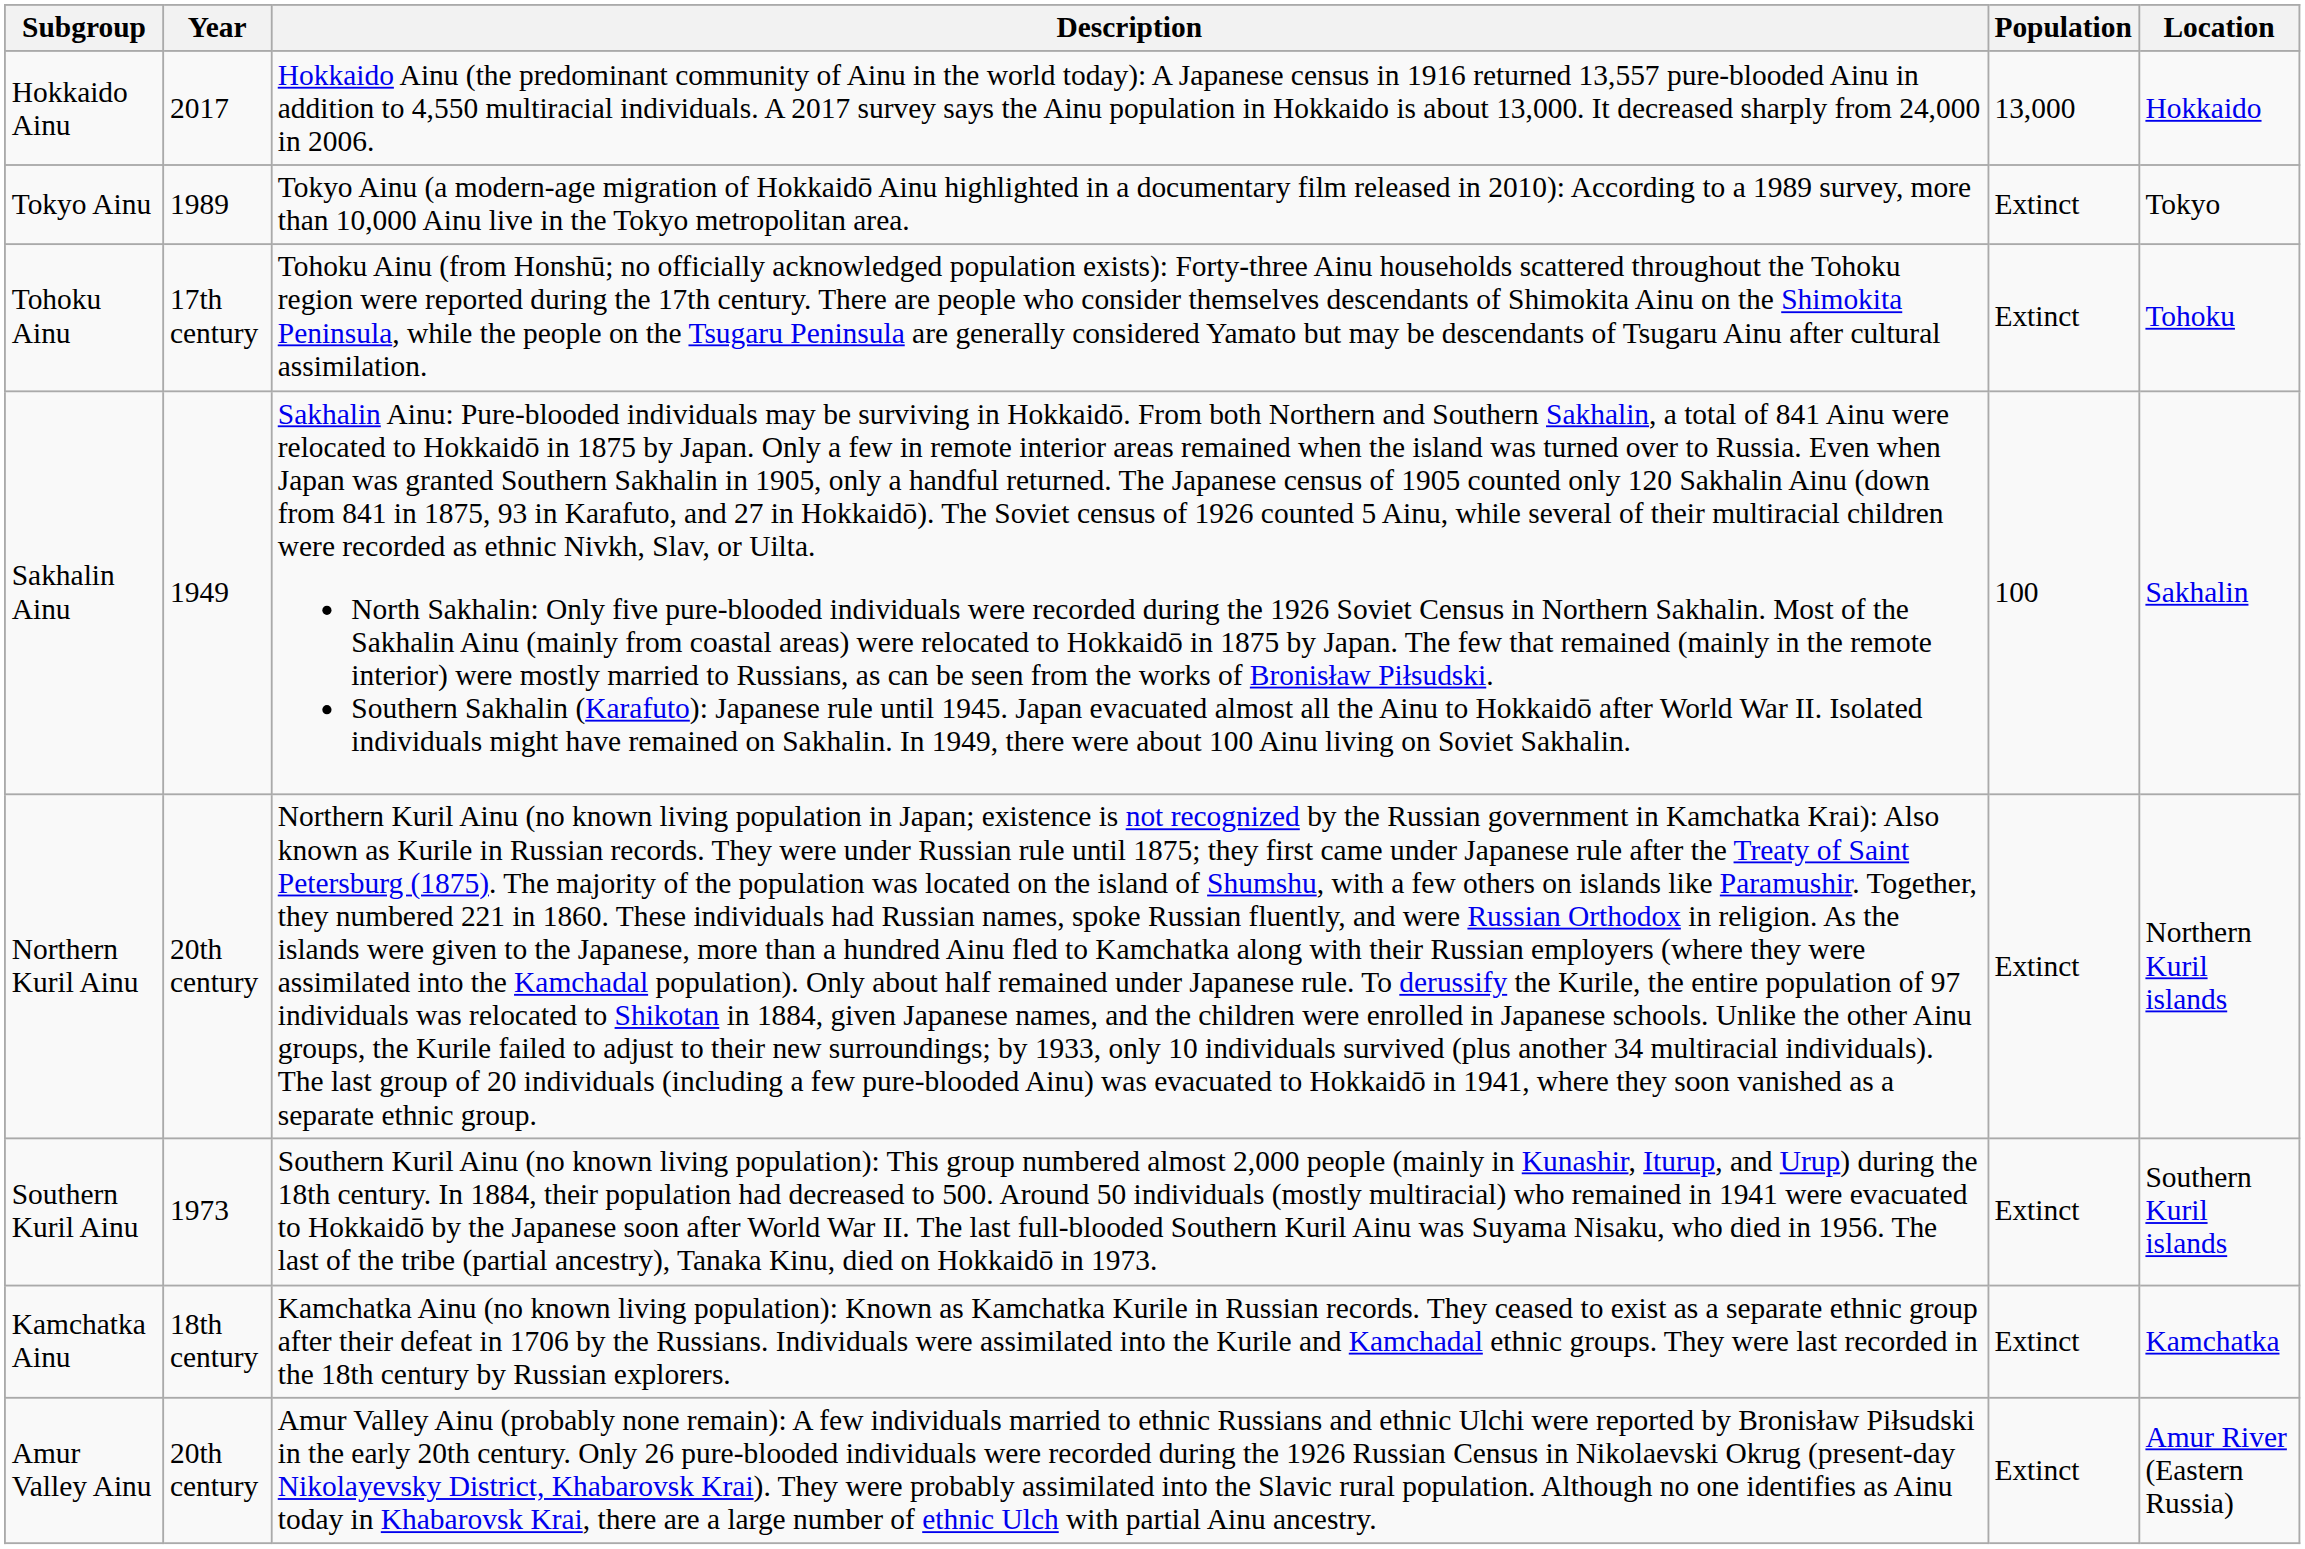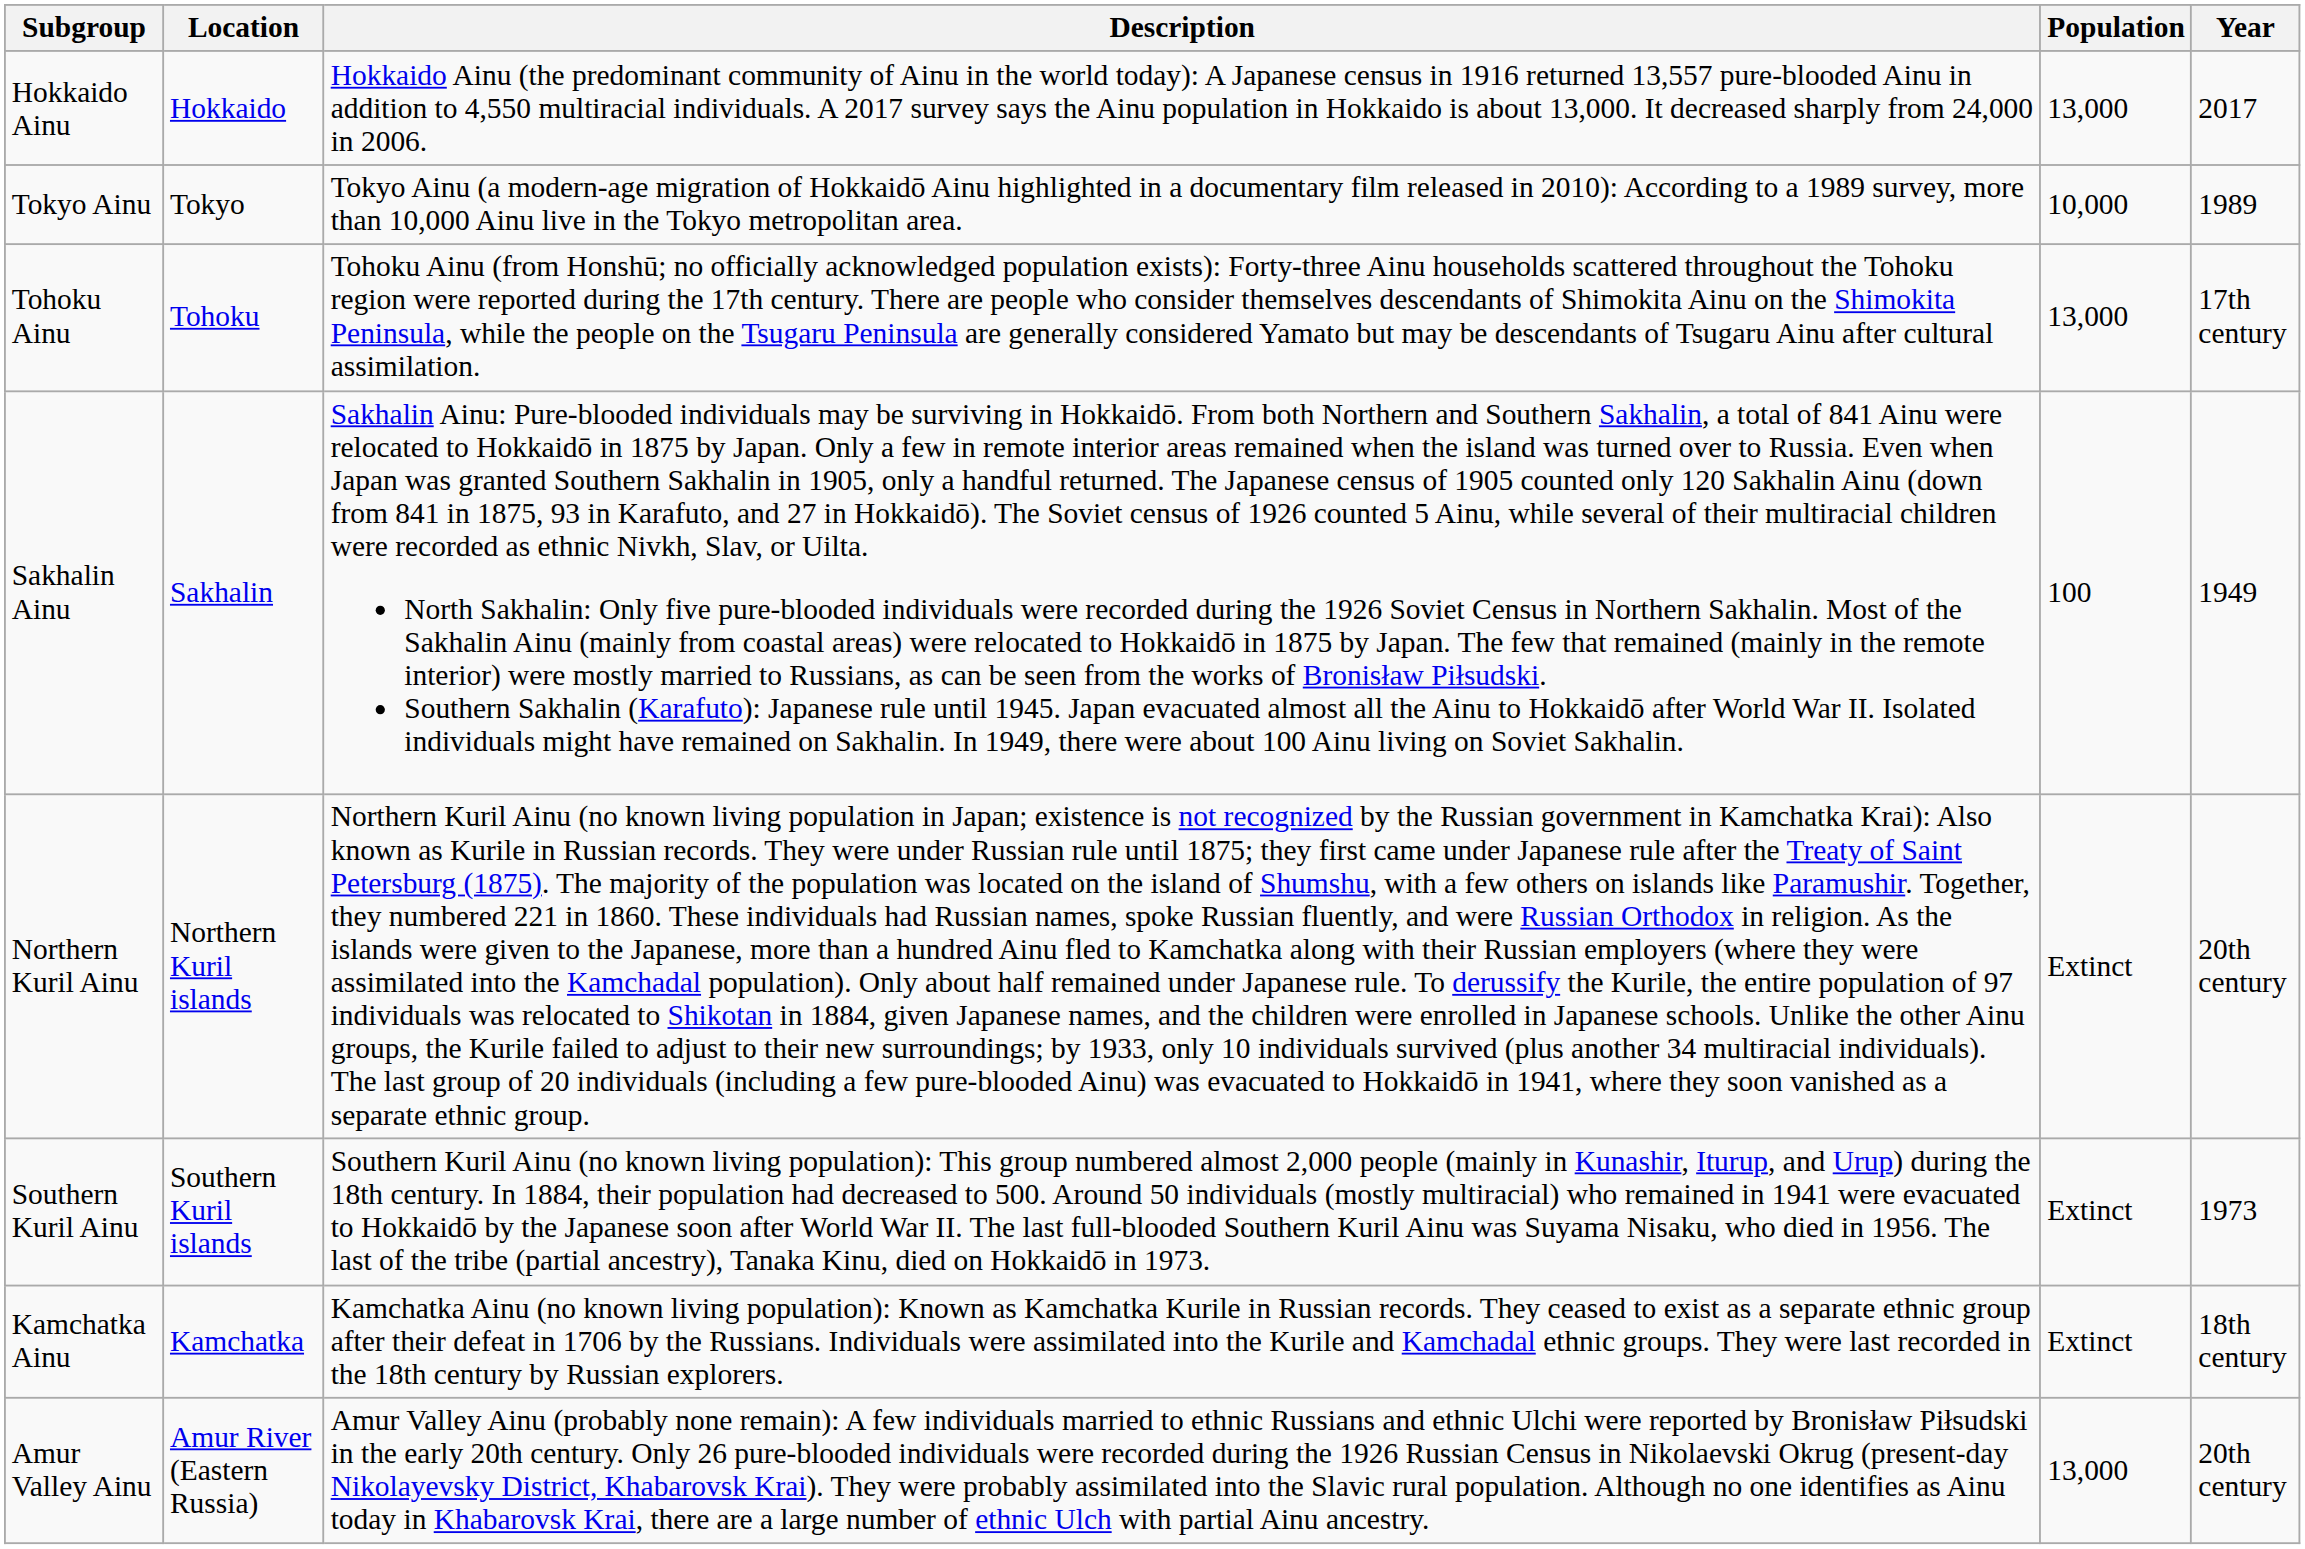columns swapped: (2219, 27) <-> (217, 27)
(2037, 204) Extinct -> (2088, 204) 10,000
(2037, 316) Extinct -> (2088, 316) 13,000
(2037, 1470) Extinct -> (2088, 1470) 13,000
